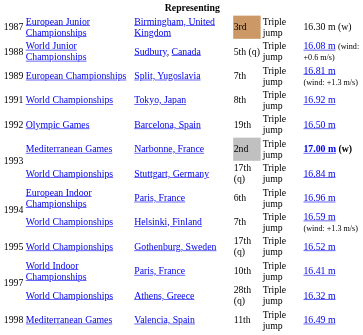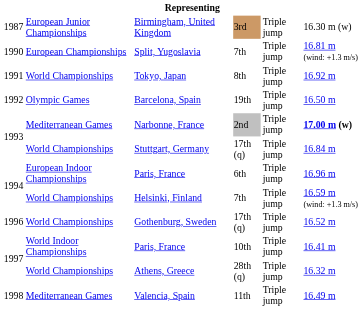- row: (168, 51)
(14, 76) 1989 -> (14, 51) 1990
(14, 247) 1995 -> (14, 222) 1996
